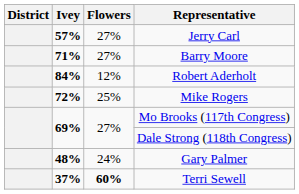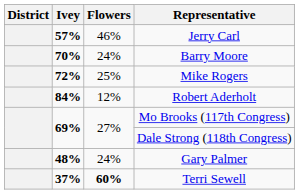(109, 35) 27% -> (109, 35) 46%
(68, 55) 71% -> (68, 55) 70%
(109, 55) 27% -> (109, 55) 24%
rows swapped: (214, 96) <-> (214, 76)
